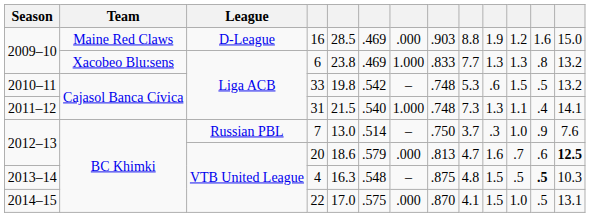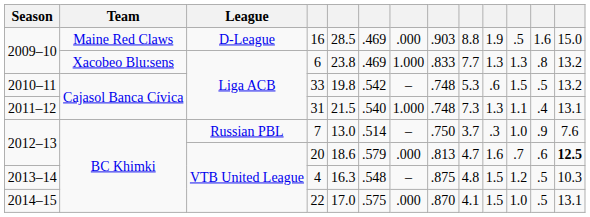(518, 39) 1.2 -> (518, 39) .5
(570, 108) 14.1 -> (570, 108) 13.1
(518, 177) .5 -> (518, 177) 1.2
(542, 177) bold -> (542, 177) normal
